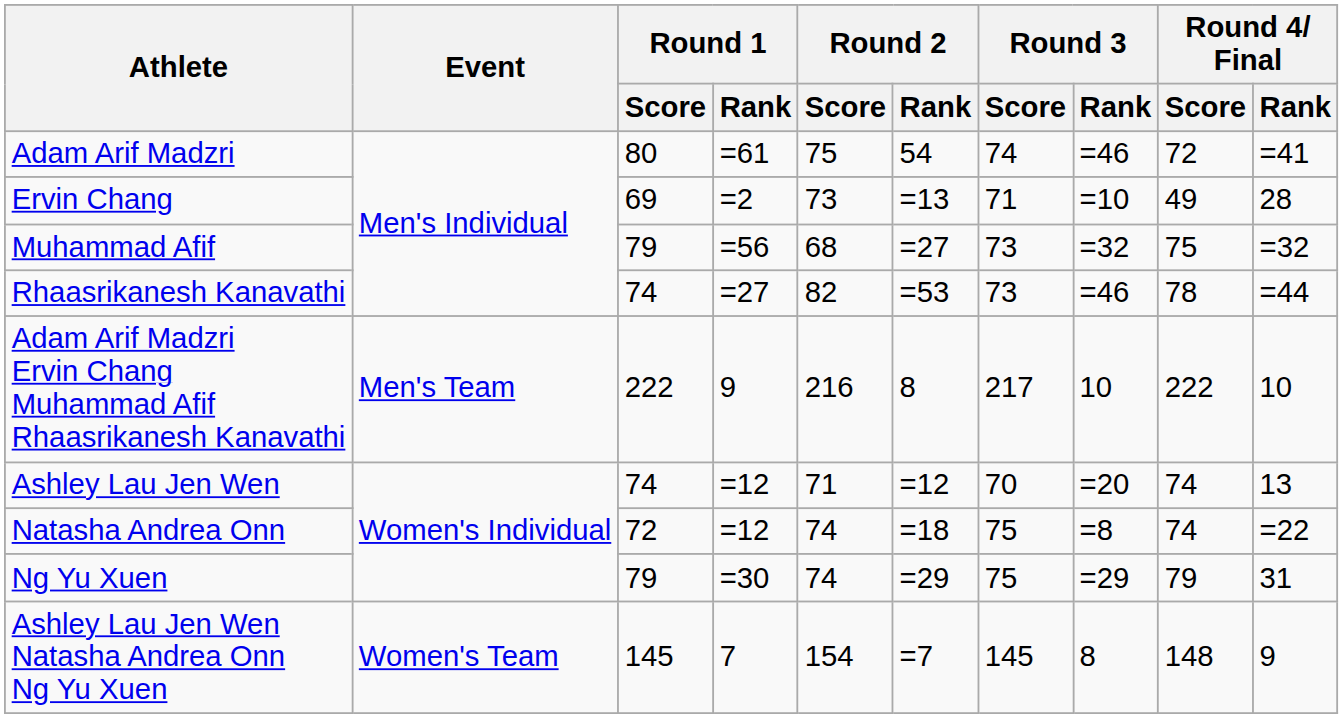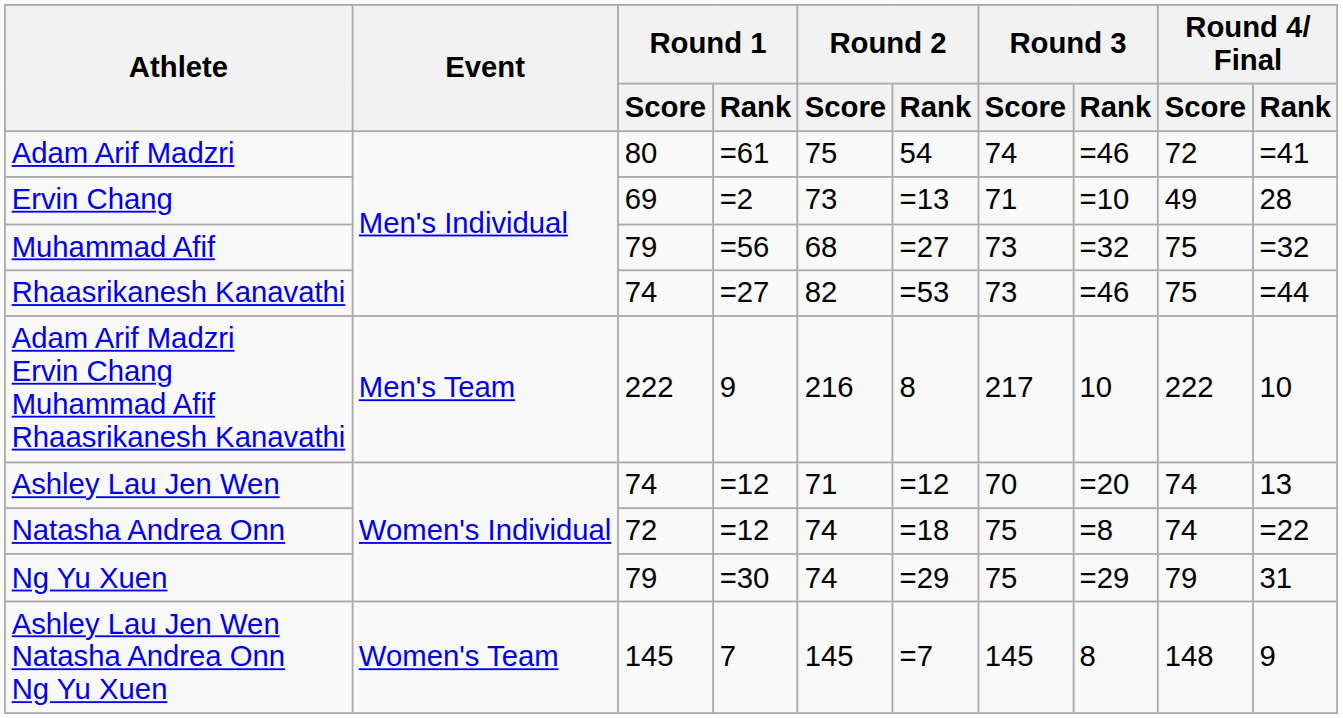(1181, 292) 78 -> (1181, 292) 75
(829, 656) 154 -> (829, 656) 145
